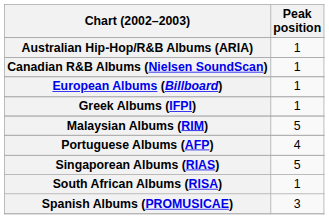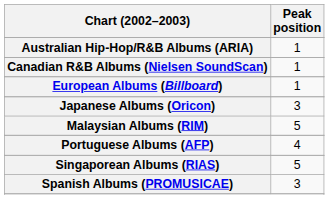- row: (137, 106)
+ row: (137, 106)
- row: (137, 184)
